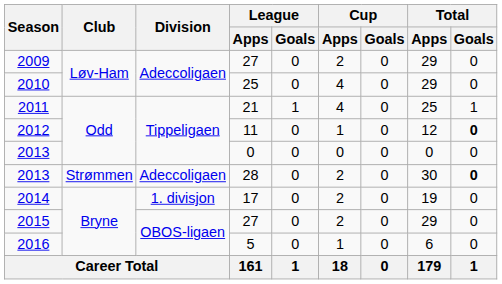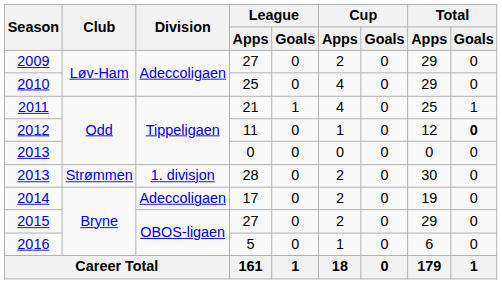(183, 175) Adeccoligaen -> (183, 175) 1. divisjon
(474, 175) bold -> (474, 175) normal
(183, 198) 1. divisjon -> (183, 198) Adeccoligaen
